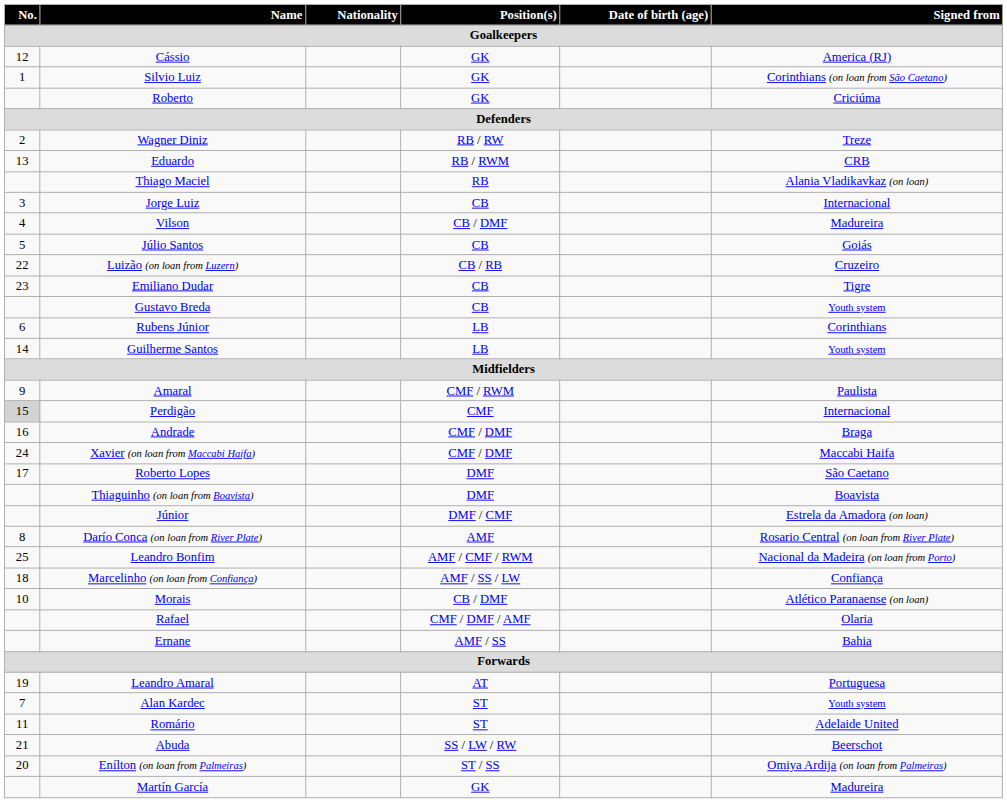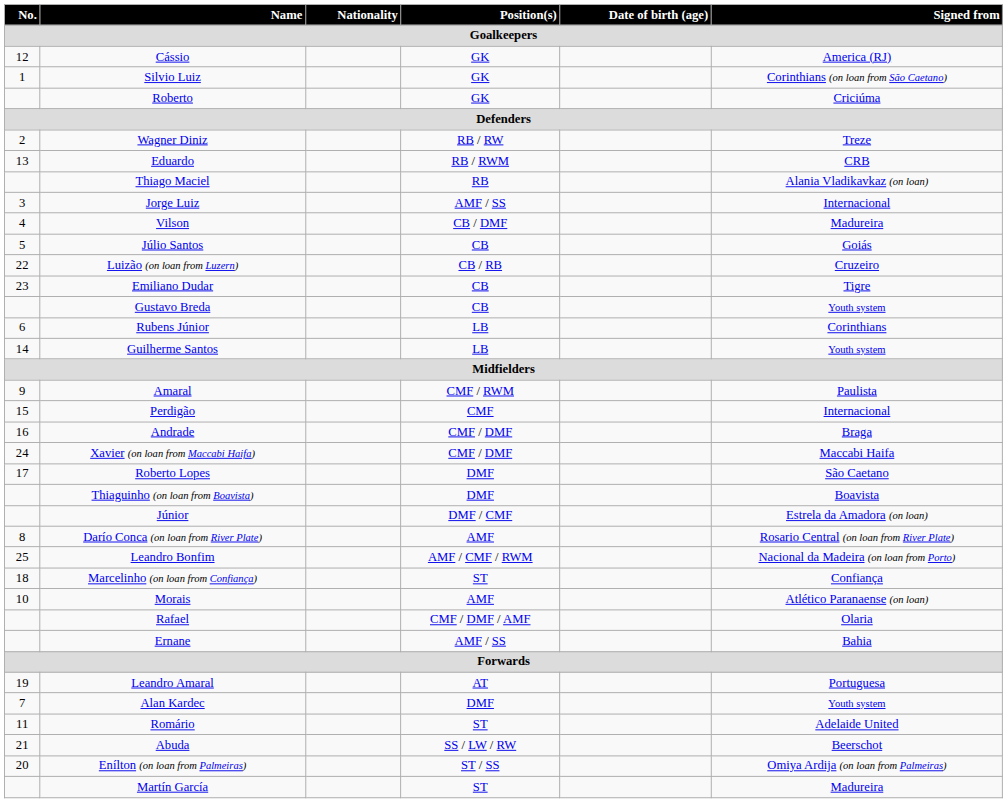(480, 202) CB -> (480, 202) AMF / SS
(22, 410) lightgrey background -> (22, 410) no background
(480, 577) AMF / SS / LW -> (480, 577) ST
(480, 598) CB / DMF -> (480, 598) AMF
(480, 703) ST -> (480, 703) DMF
(480, 786) GK -> (480, 786) ST
